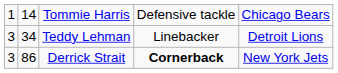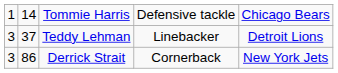(29, 36) 34 -> (29, 36) 37
(186, 57) bold -> (186, 57) normal
